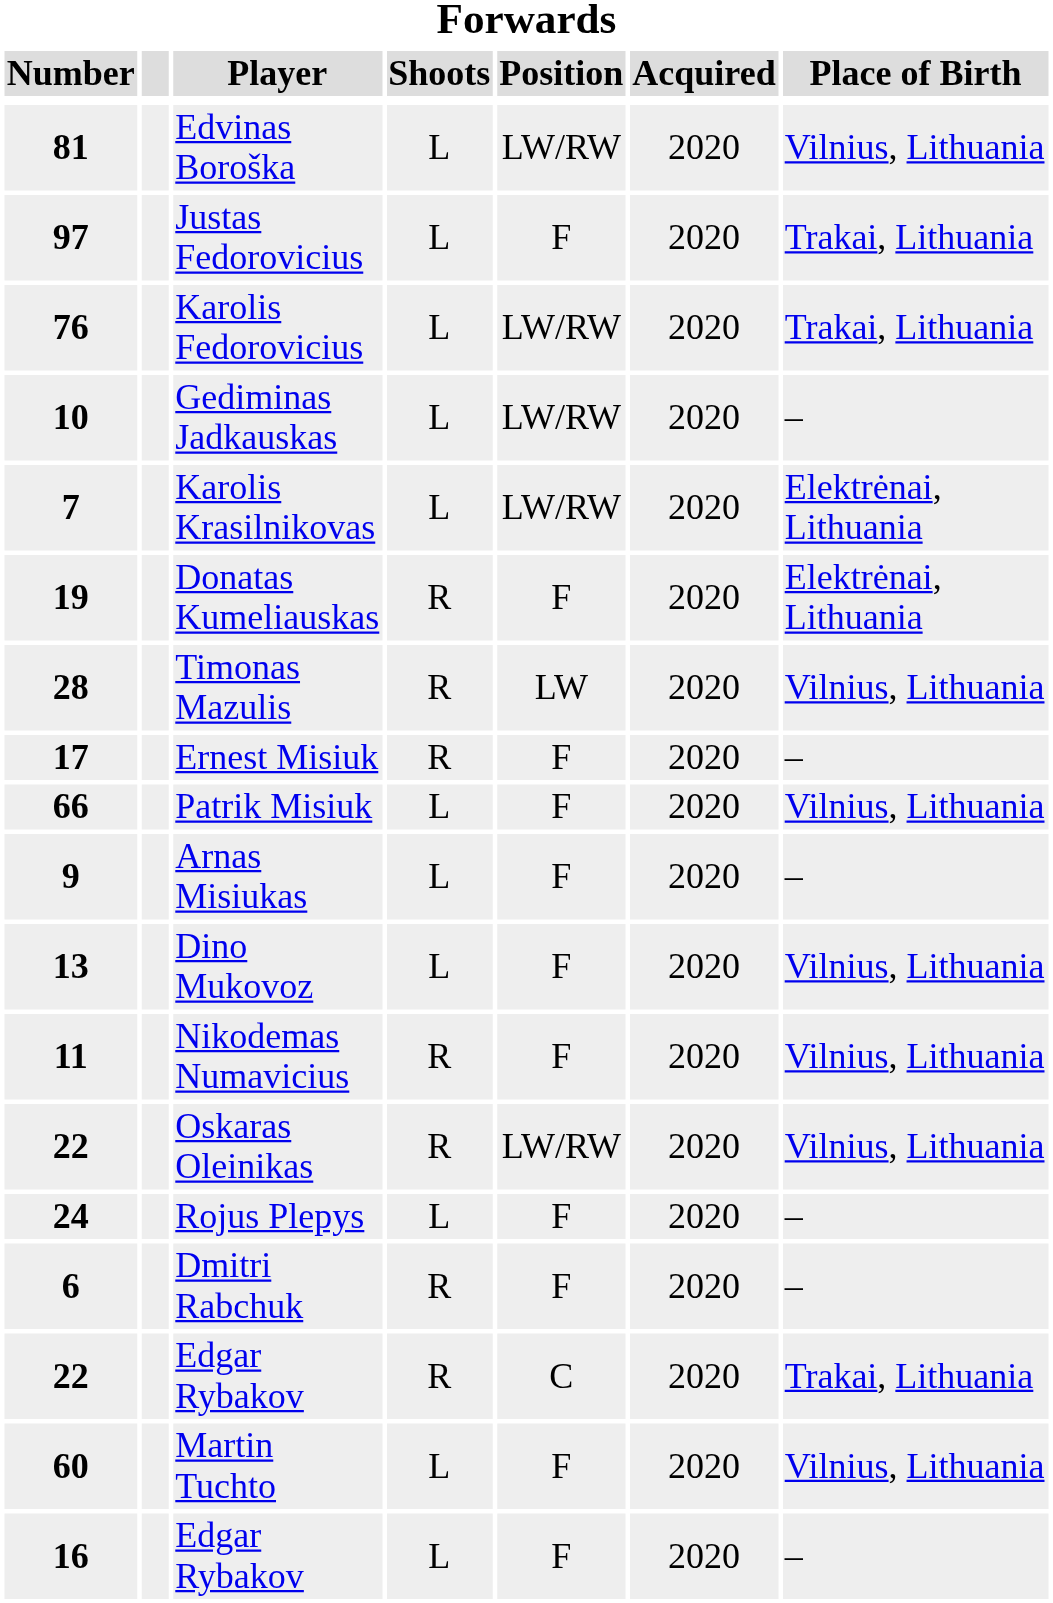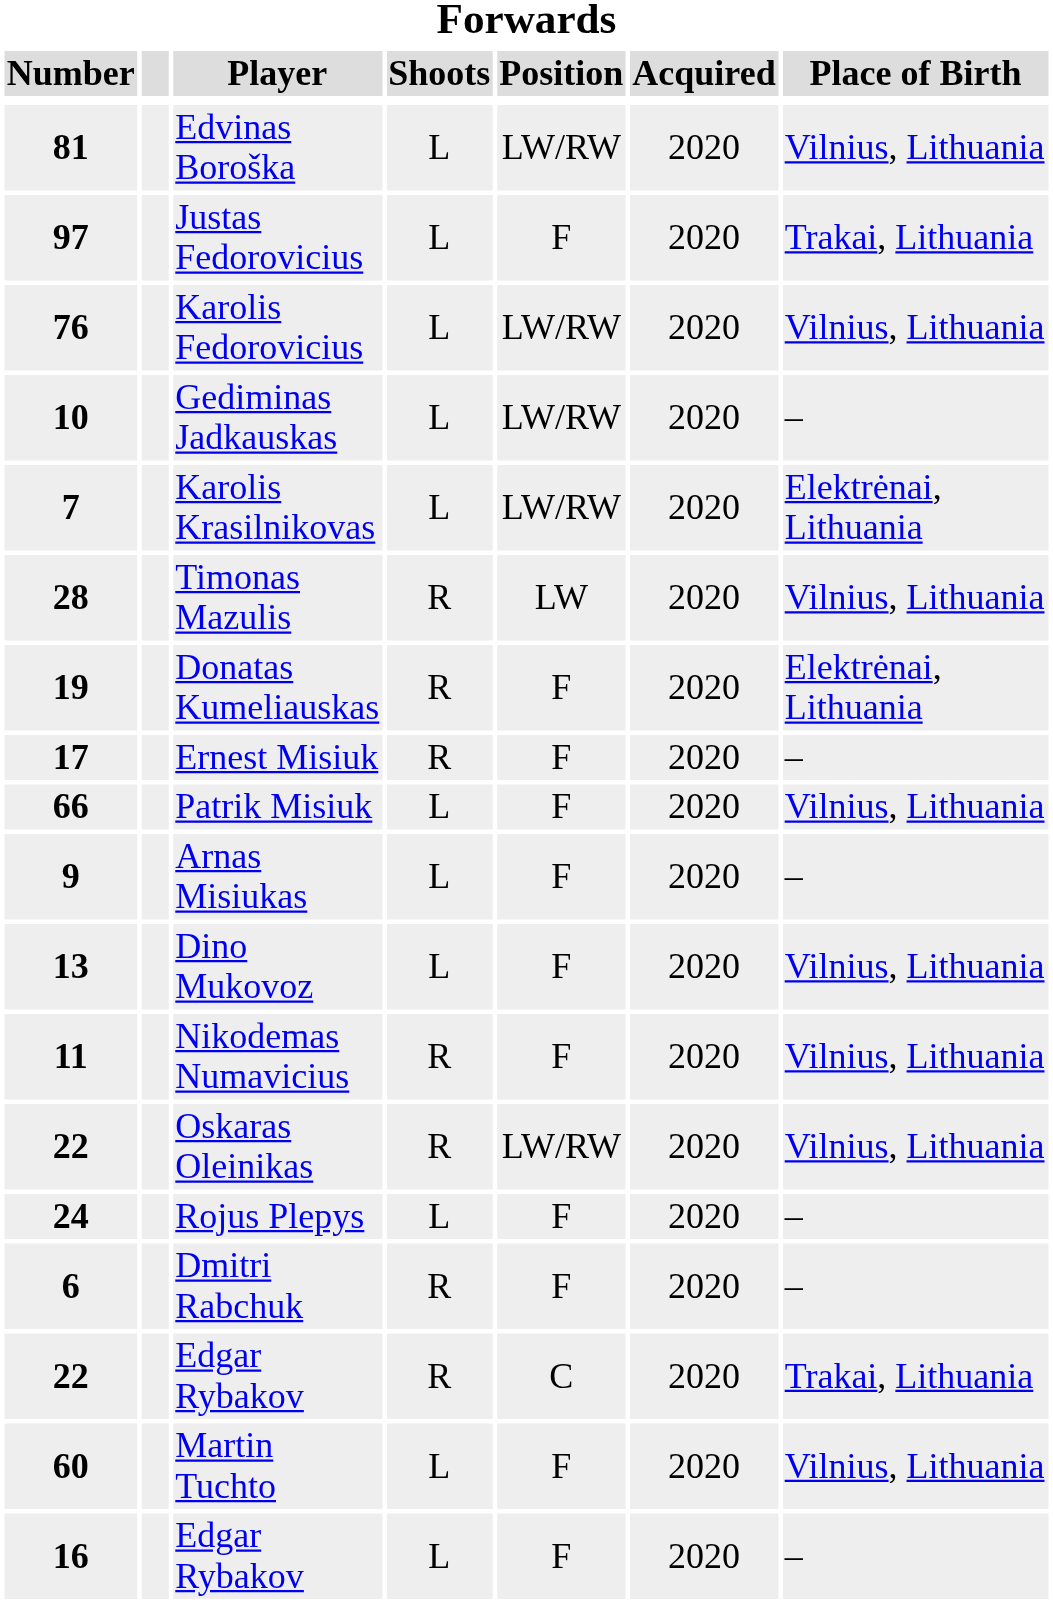(909, 327) Trakai, Lithuania -> (915, 327) Vilnius, Lithuania
rows swapped: (71, 597) <-> (71, 687)
